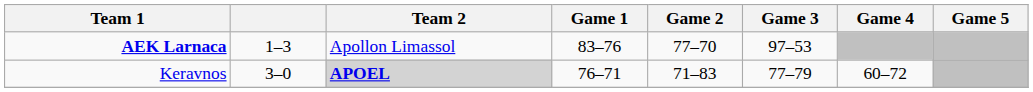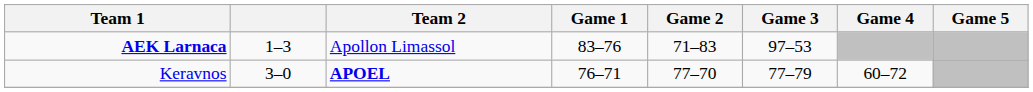(695, 45) 77–70 -> (695, 45) 71–83
(360, 73) lightgrey background -> (360, 73) no background
(695, 73) 71–83 -> (695, 73) 77–70
